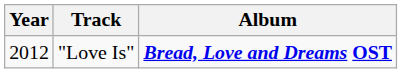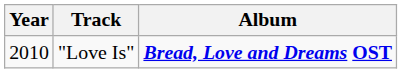(29, 51) 2012 -> (29, 51) 2010
